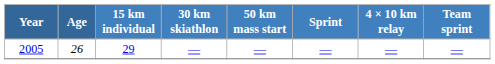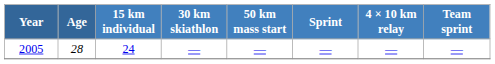(77, 49) 26 -> (77, 49) 28
(129, 49) 29 -> (129, 49) 24
